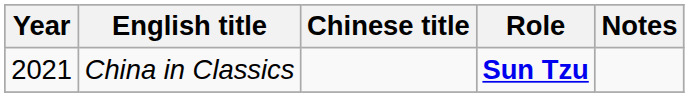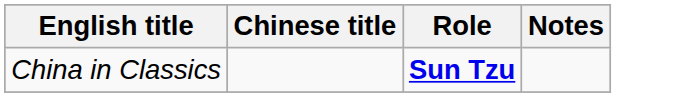- column: (42, 26)
